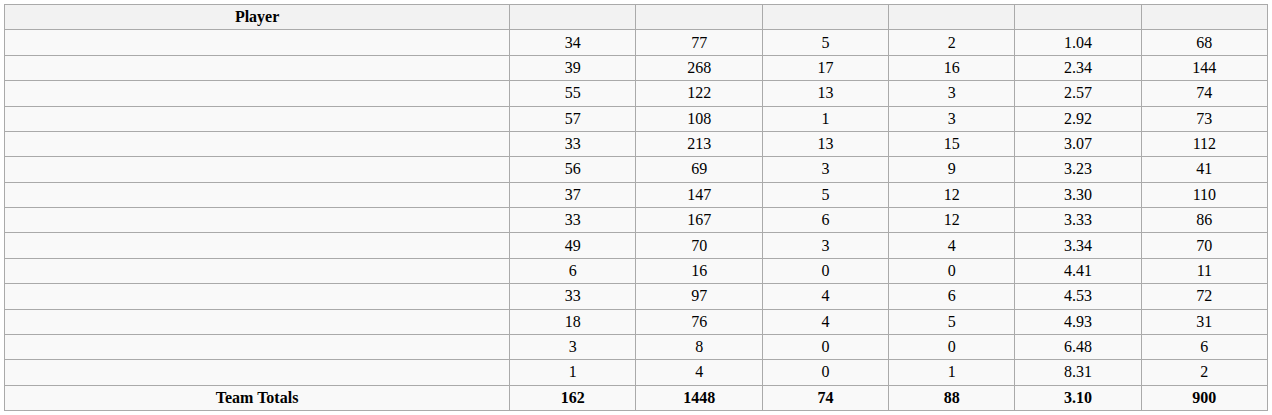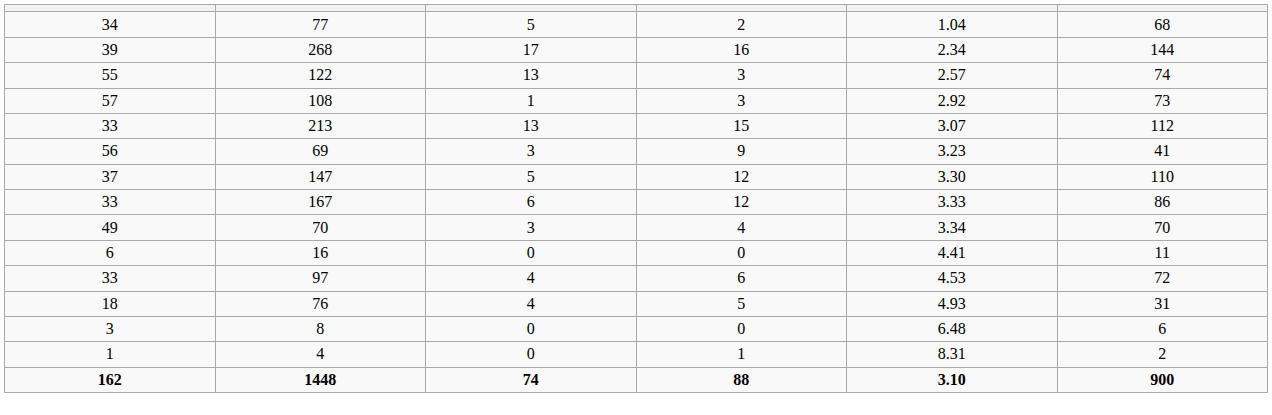- column: (257, 17)
